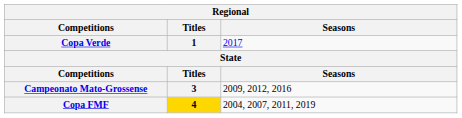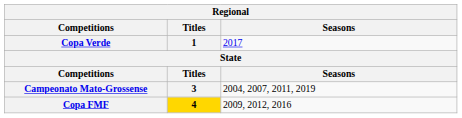(257, 89) 2009, 2012, 2016 -> (269, 89) 2004, 2007, 2011, 2019
(269, 105) 2004, 2007, 2011, 2019 -> (257, 105) 2009, 2012, 2016
